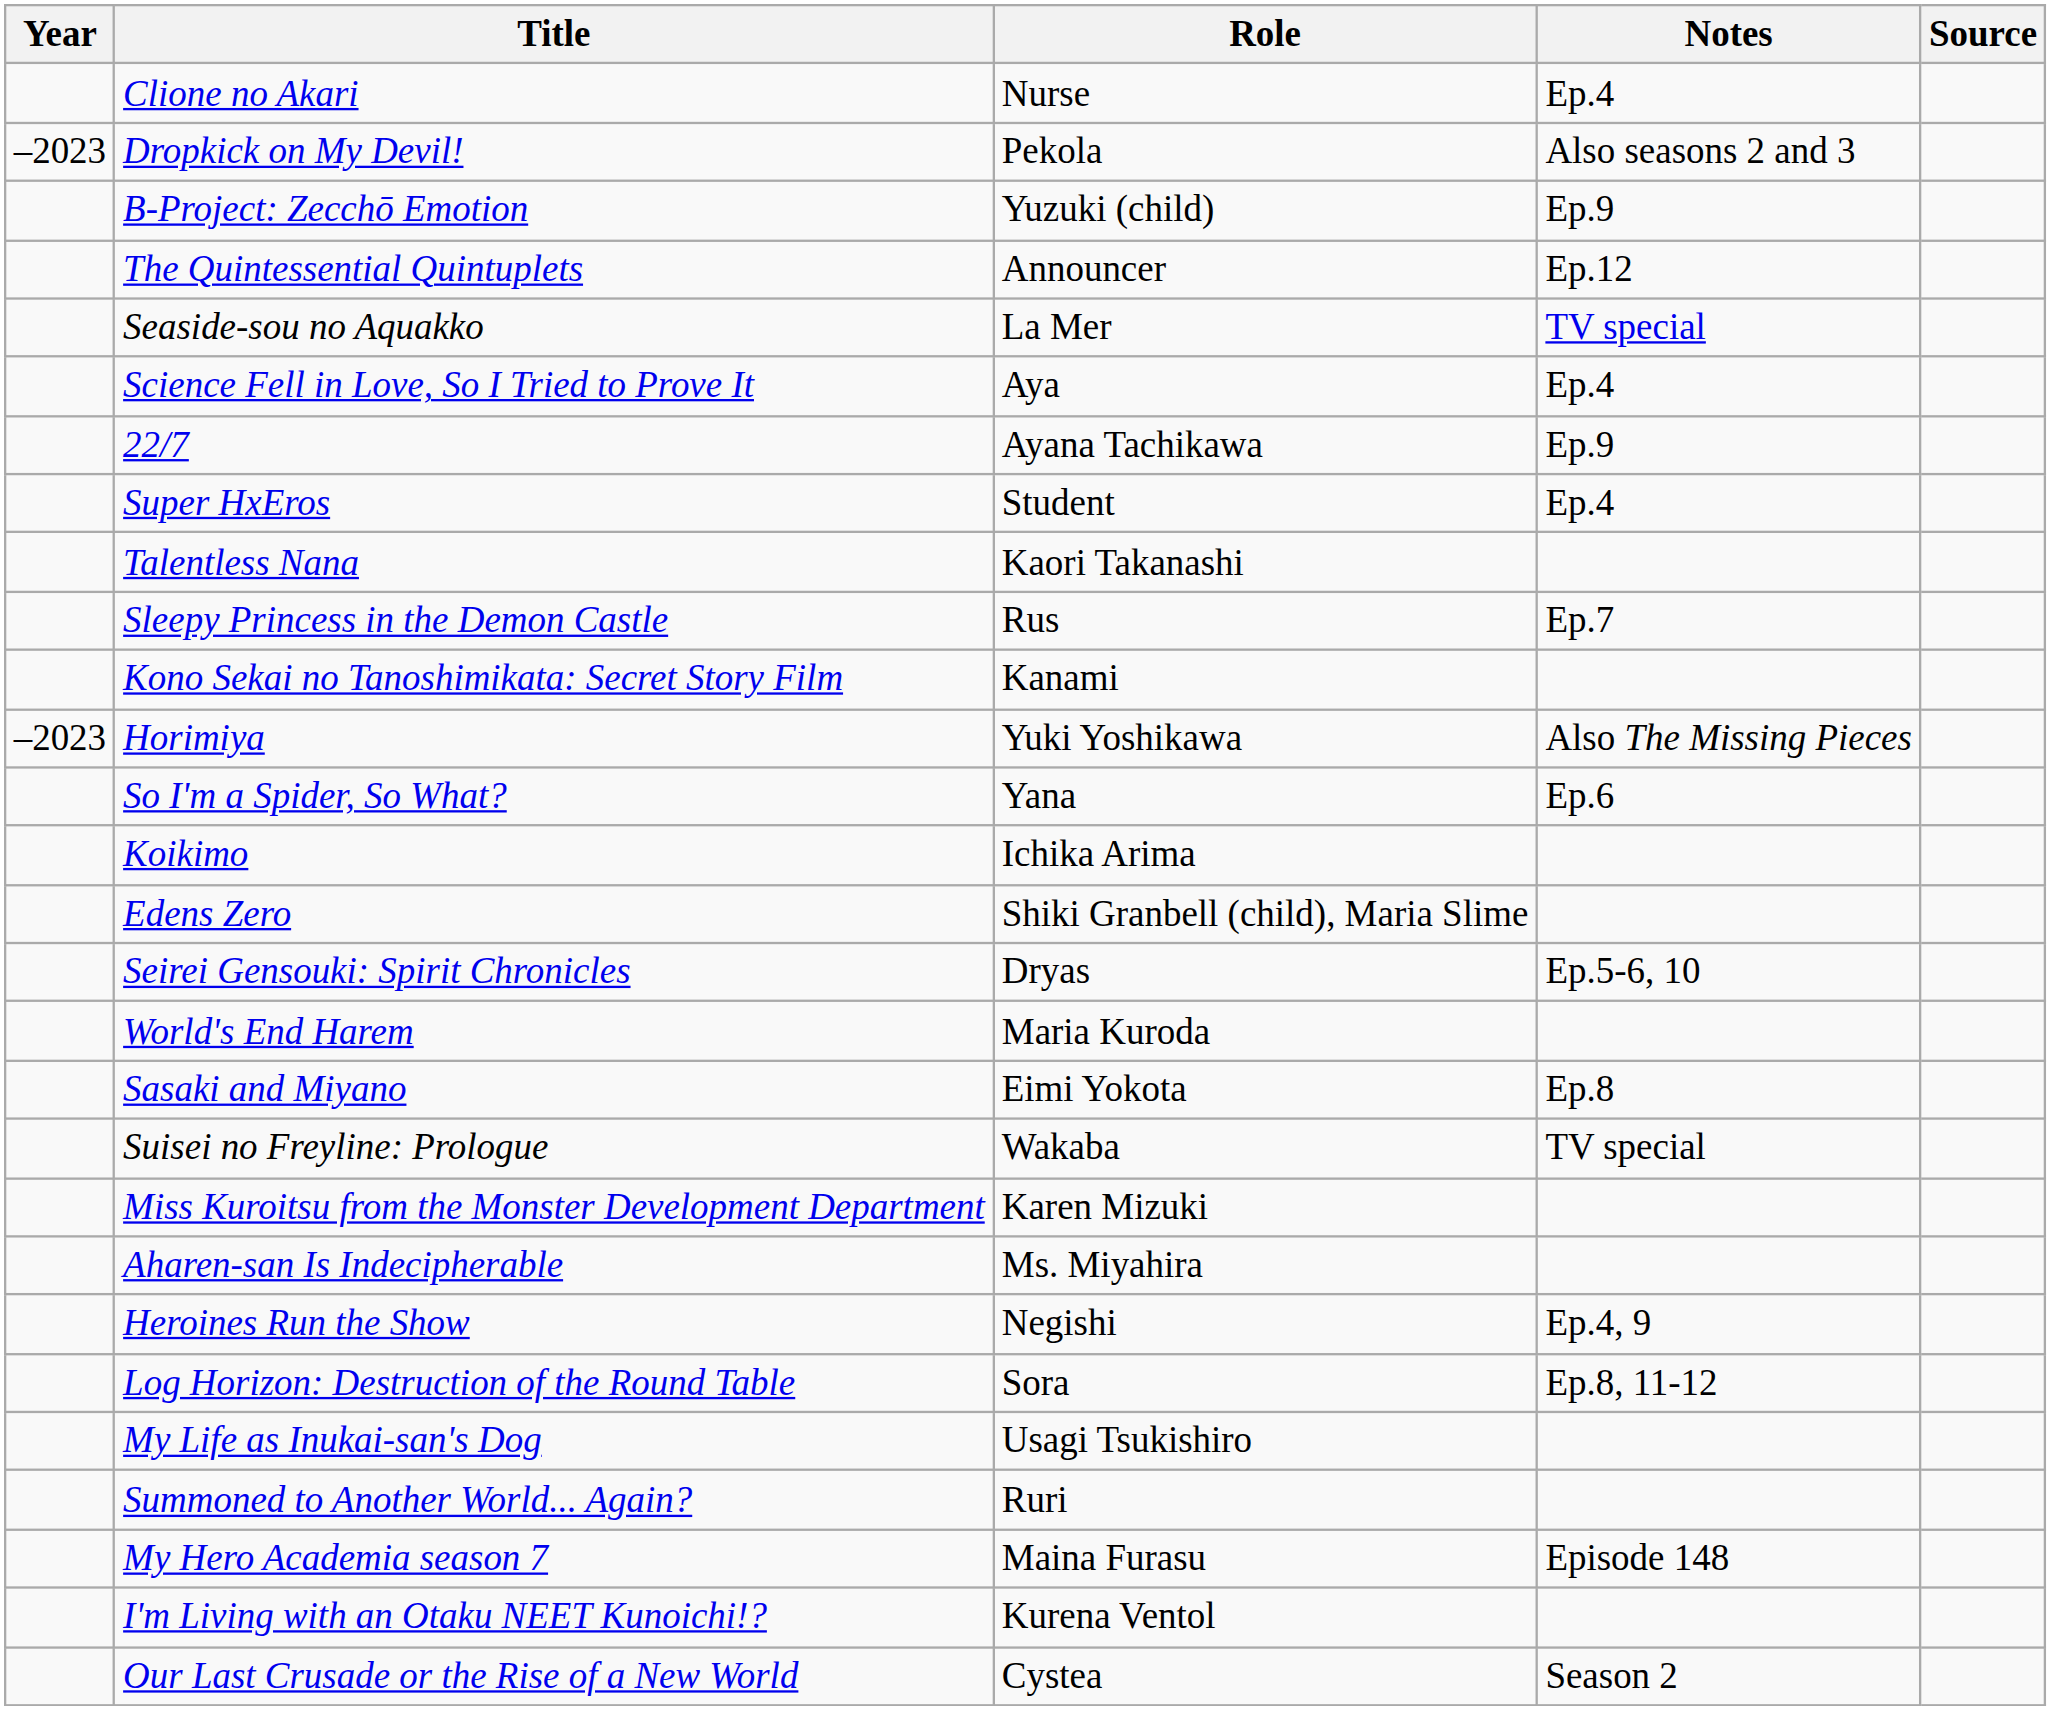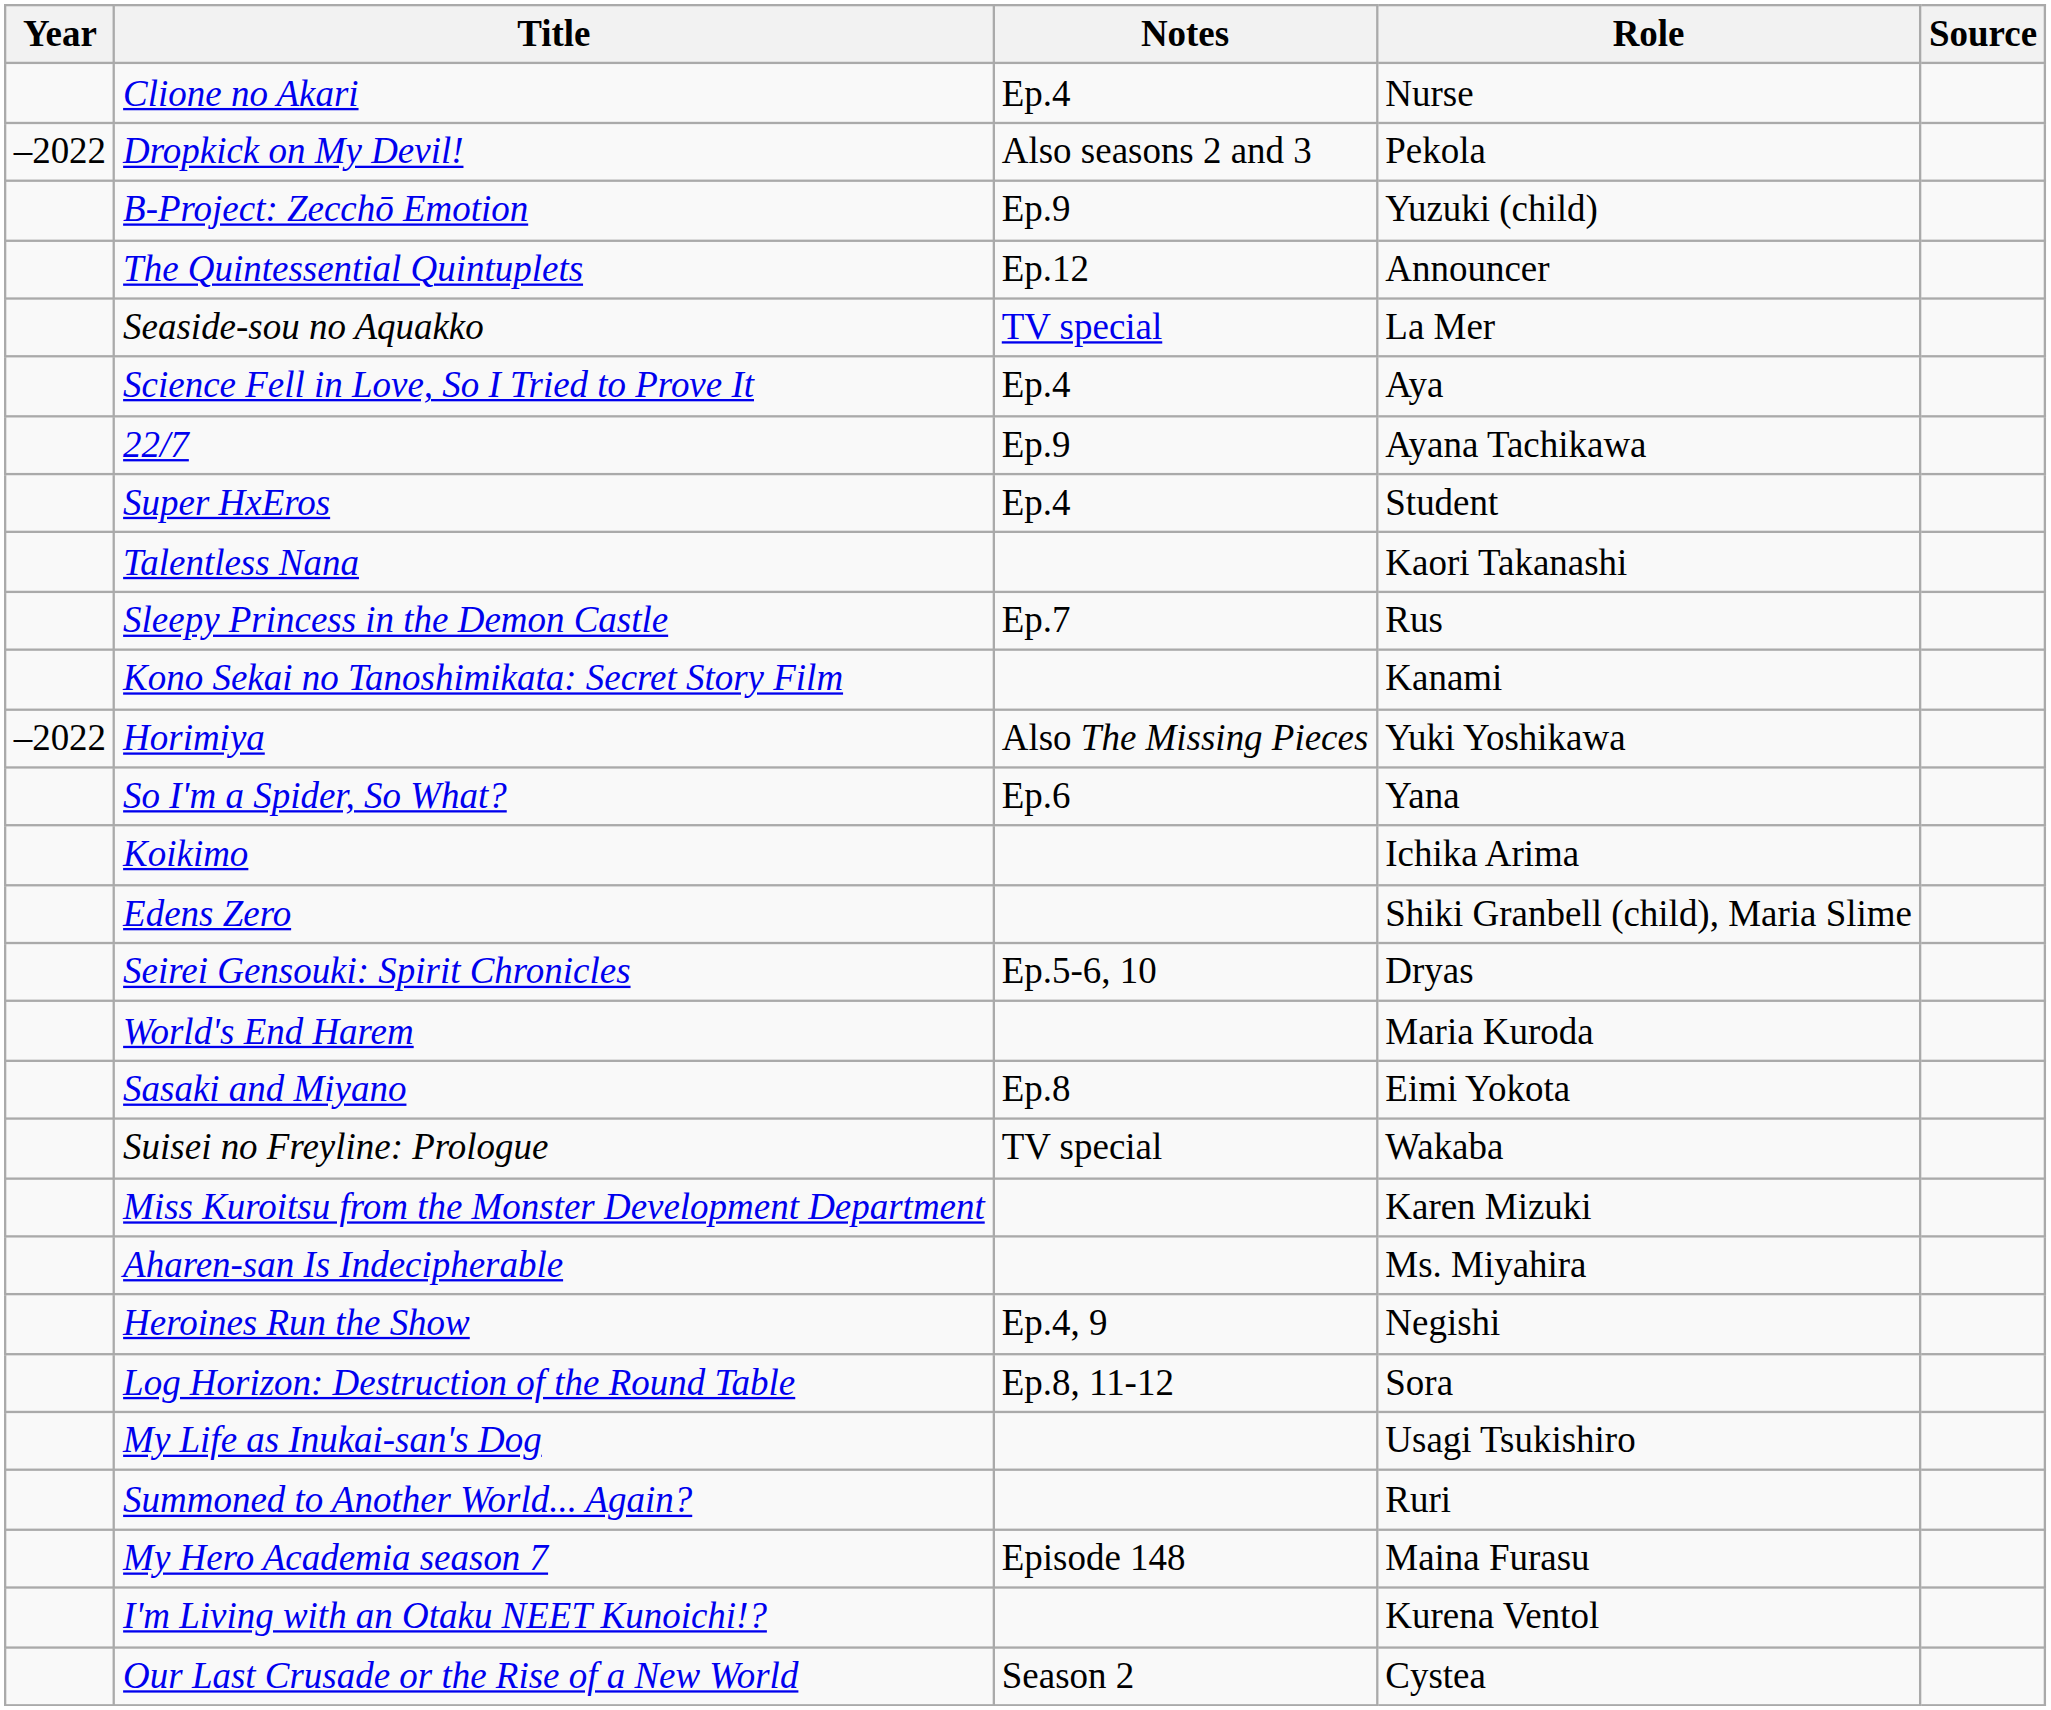columns swapped: (1265, 33) <-> (1729, 33)
(60, 151) –2023 -> (60, 151) –2022
(60, 737) –2023 -> (60, 737) –2022
